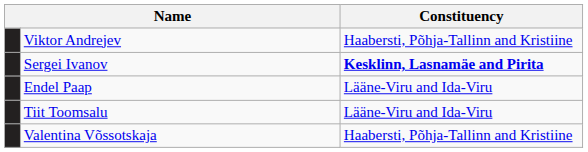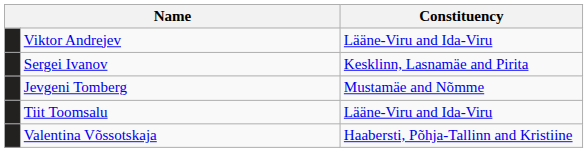(458, 40) Haabersti, Põhja-Tallinn and Kristiine -> (418, 40) Lääne-Viru and Ida-Viru
(444, 64) bold -> (436, 64) normal
- row: (58, 87)
+ row: (75, 87)
